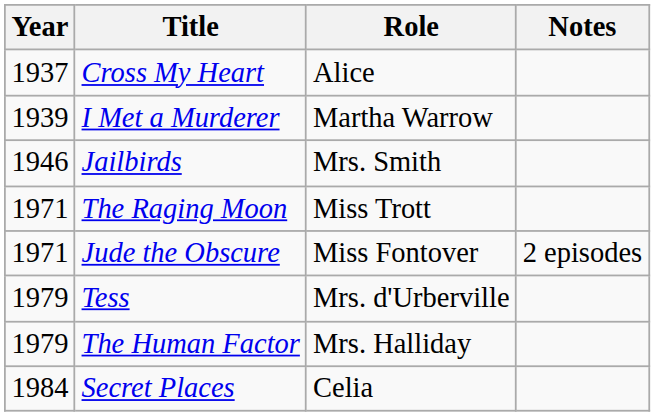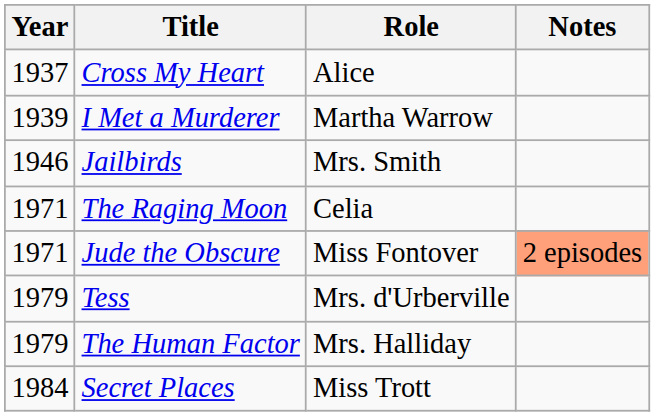(372, 207) Miss Trott -> (343, 207) Celia
(582, 252) no background -> (582, 252) lightsalmon background
(343, 388) Celia -> (372, 388) Miss Trott
